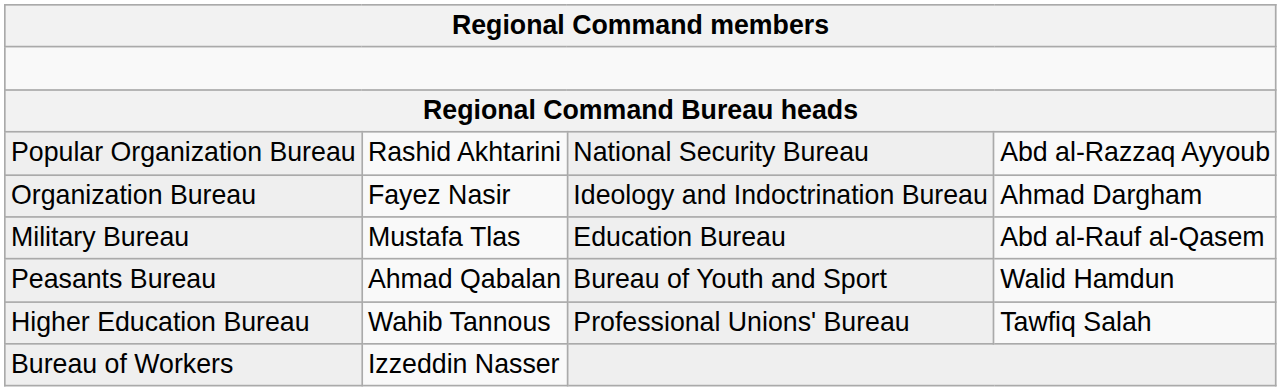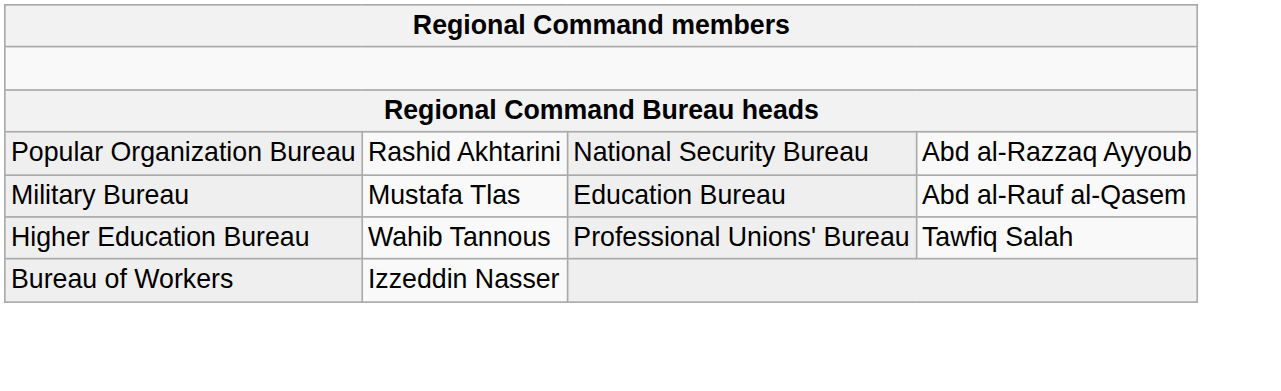- row: (134, 195)
- row: (113, 279)
